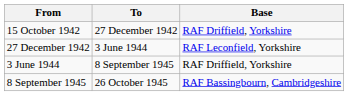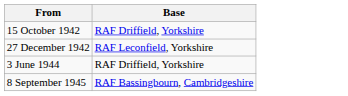- column: (136, 13)
